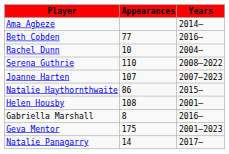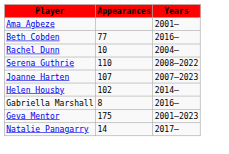(191, 24) 2014– -> (167, 24) 2001–
- row: (62, 90)
(129, 103) 108 -> (105, 90) 102
(191, 103) 2001– -> (167, 90) 2014–
